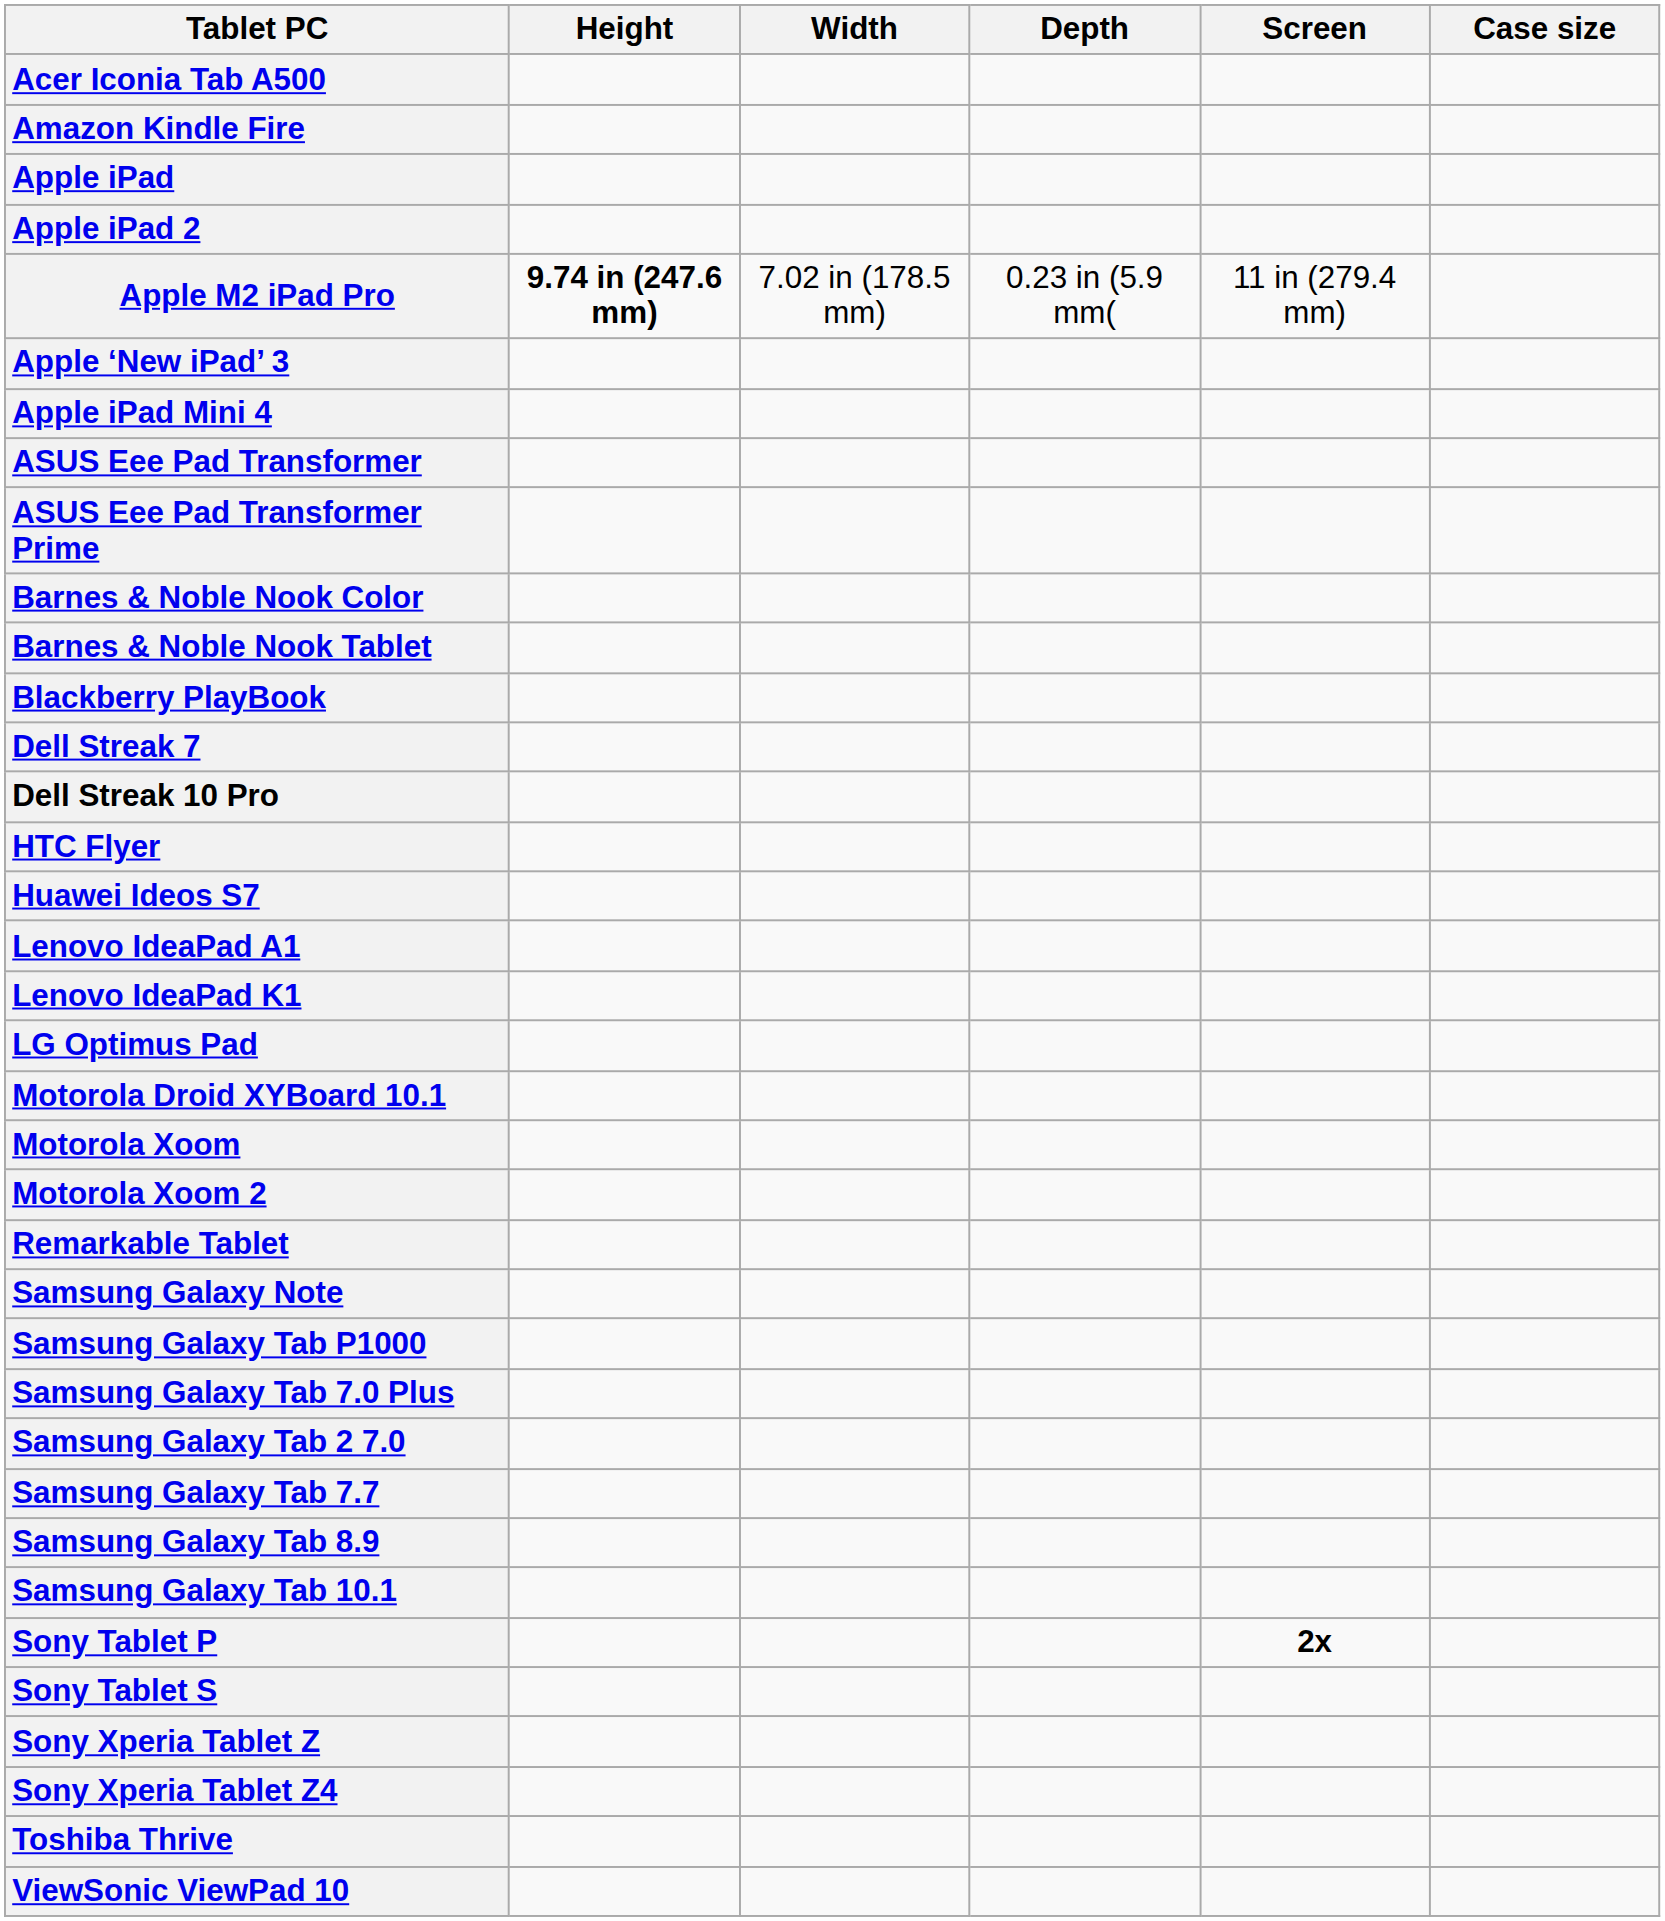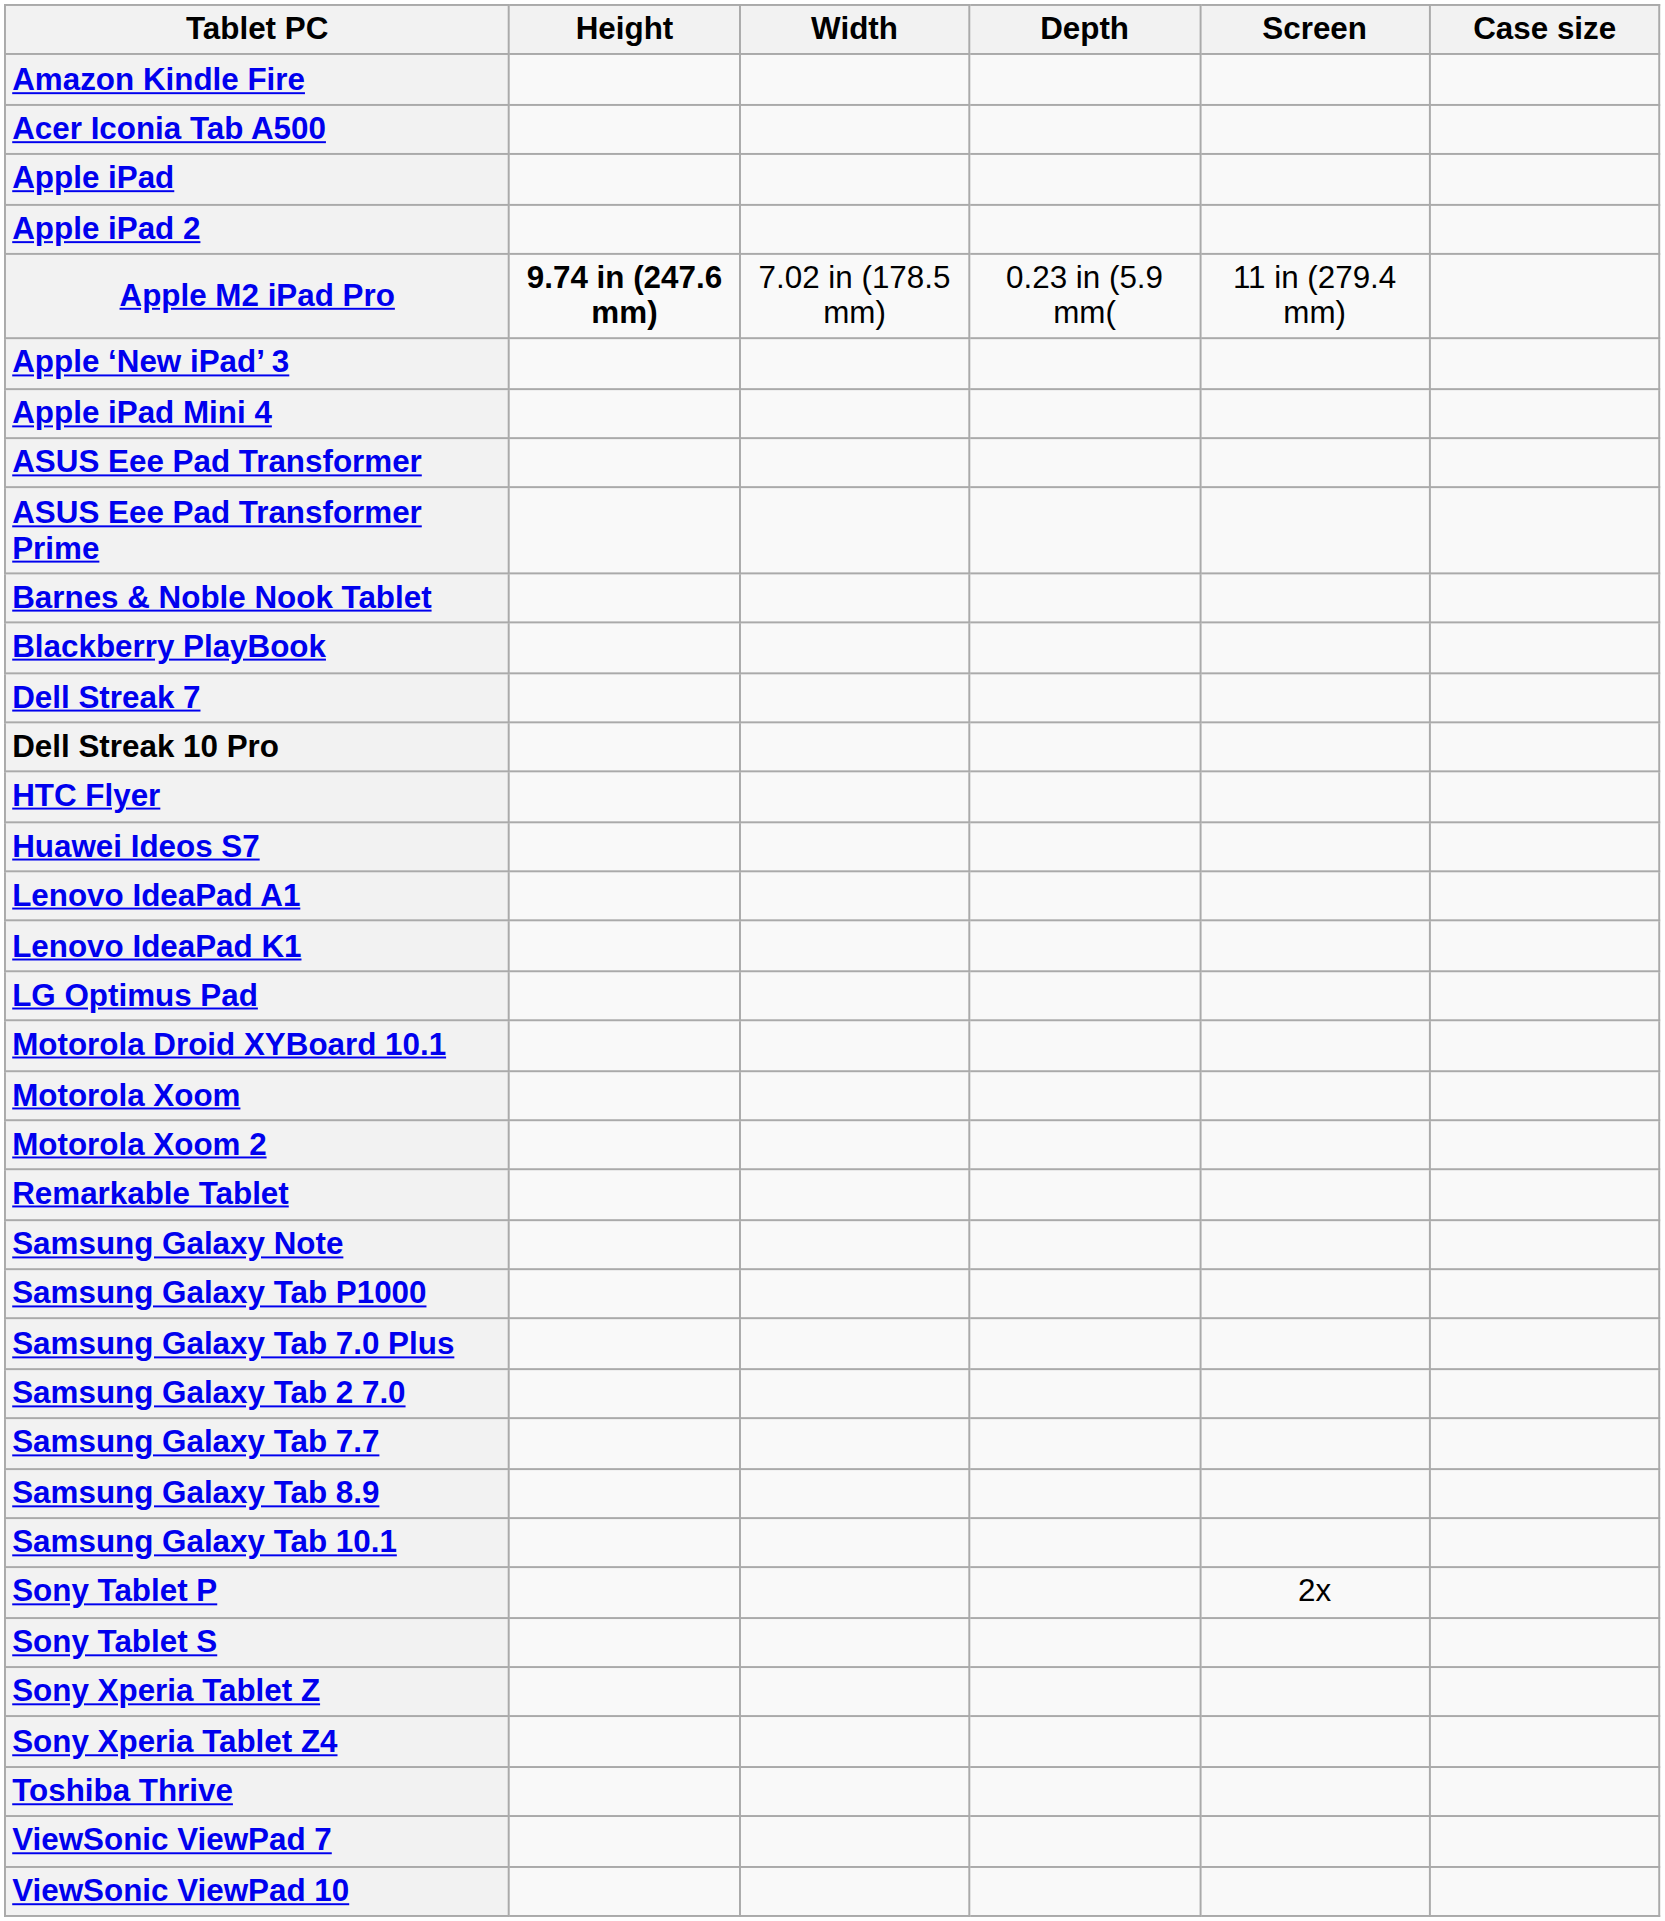rows swapped: (169, 79) <-> (159, 128)
- row: (218, 597)
(1315, 1641) bold -> (1315, 1591) normal
+ row: (172, 1840)
